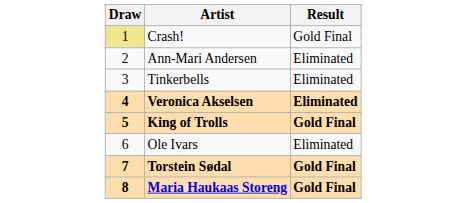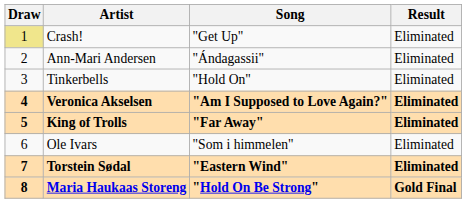+ column: (290, 15)
(323, 36) Gold Final -> (424, 36) Eliminated
(325, 123) Gold Final -> (426, 123) Eliminated
(325, 166) Gold Final -> (426, 166) Eliminated
